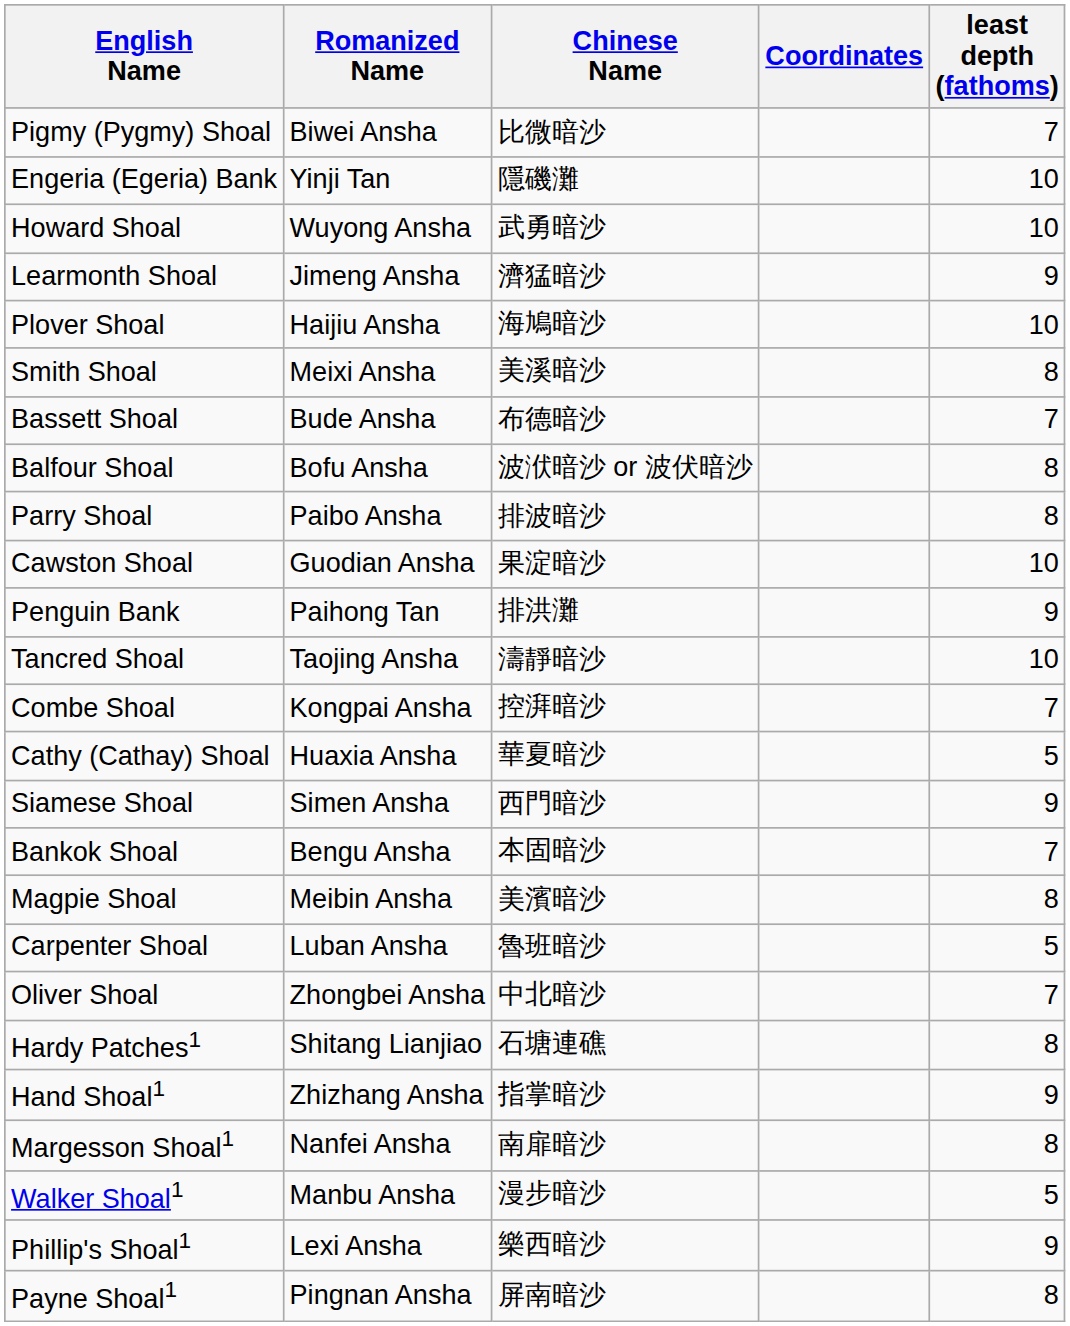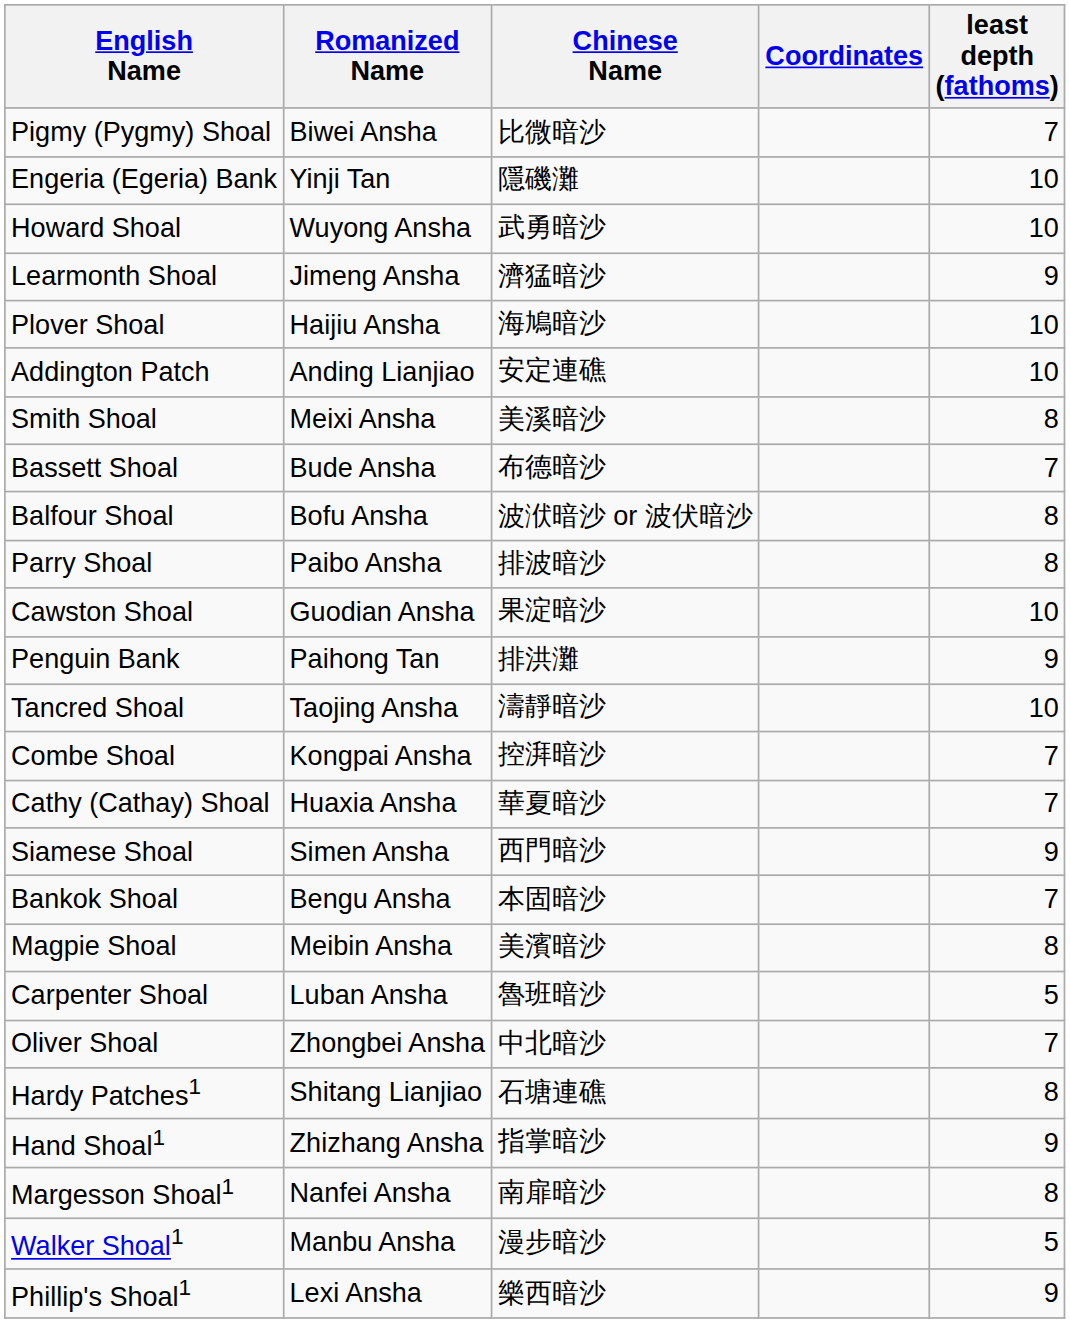+ row: (110, 371)
(1051, 755) 5 -> (1051, 803) 7
- row: (94, 1295)
